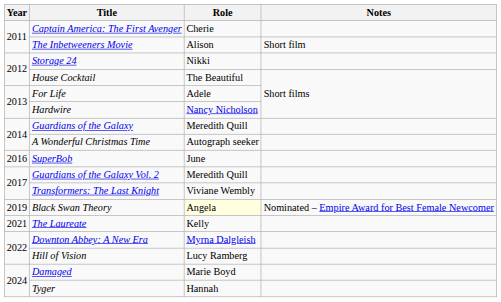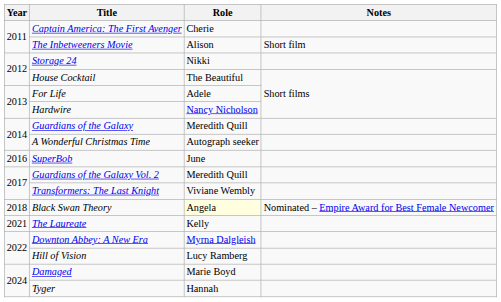(17, 207) 2019 -> (17, 207) 2018
